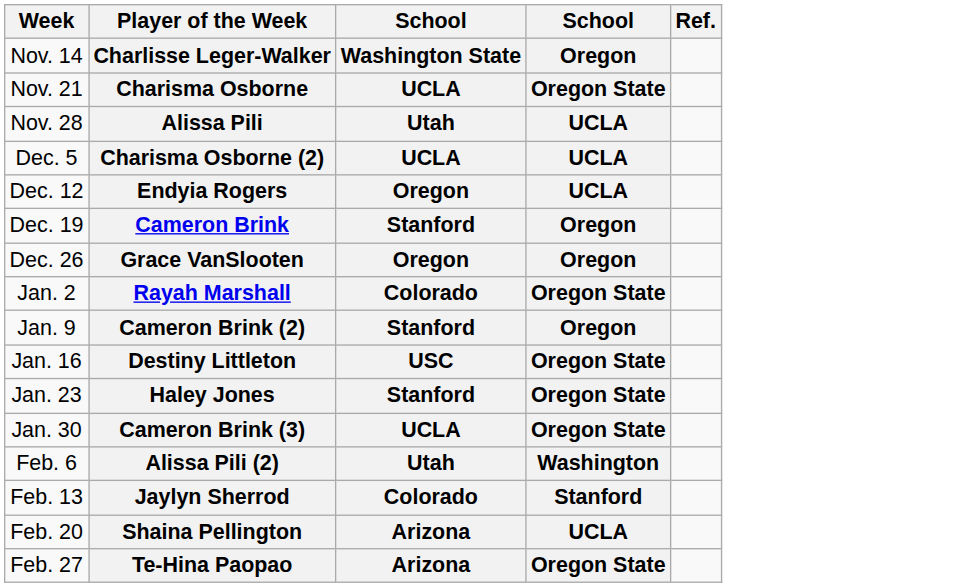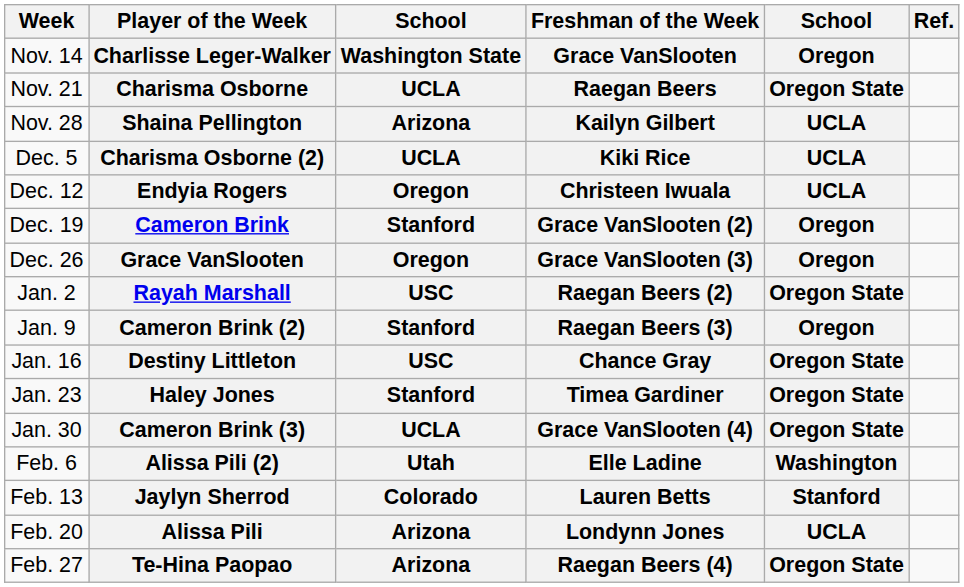+ column: (645, 21)
(212, 123) Alissa Pili -> (212, 123) Shaina Pellington
(431, 123) Utah -> (431, 123) Arizona
(431, 293) Colorado -> (431, 293) USC
(212, 531) Shaina Pellington -> (212, 531) Alissa Pili
